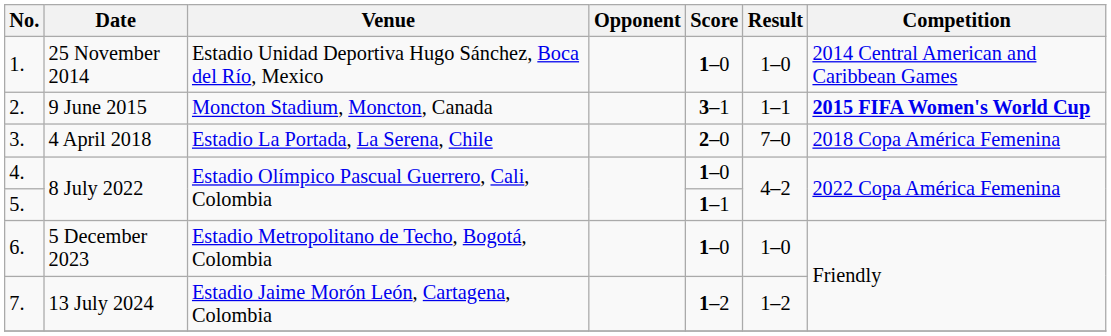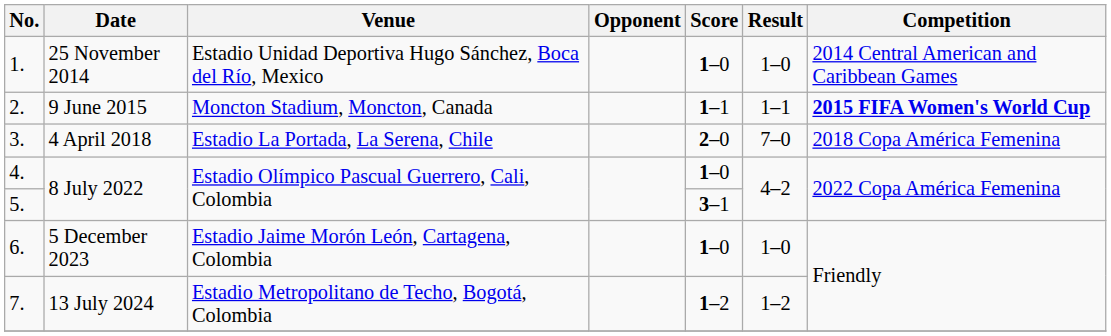(714, 107) 3–1 -> (714, 107) 1–1
(714, 204) 1–1 -> (714, 204) 3–1
(359, 248) Estadio Metropolitano de Techo, Bogotá, Colombia -> (351, 248) Estadio Jaime Morón León, Cartagena, Colombia
(351, 303) Estadio Jaime Morón León, Cartagena, Colombia -> (359, 303) Estadio Metropolitano de Techo, Bogotá, Colombia
